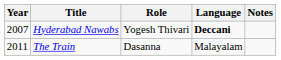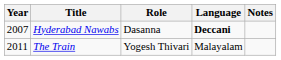(156, 30) Yogesh Thivari -> (142, 30) Dasanna
(142, 47) Dasanna -> (156, 47) Yogesh Thivari
